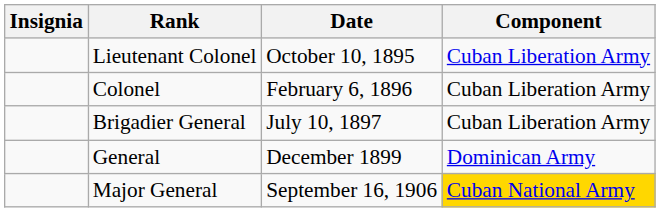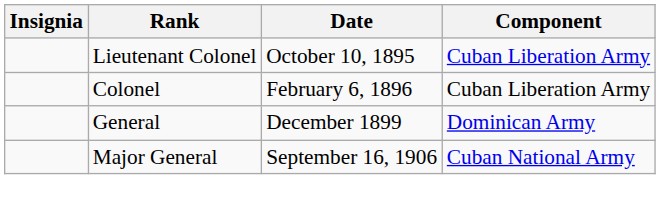- row: (169, 122)
(541, 190) gold background -> (541, 156) no background
